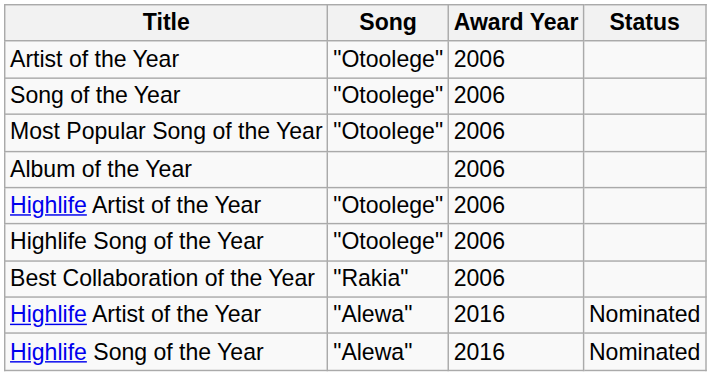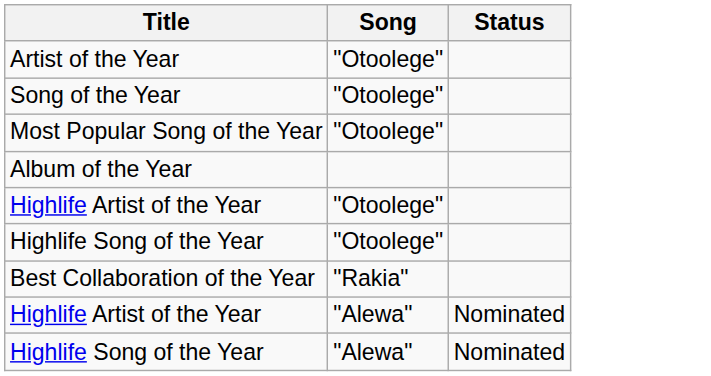- column: (516, 22)
